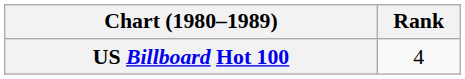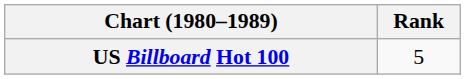(419, 56) 4 -> (419, 56) 5
